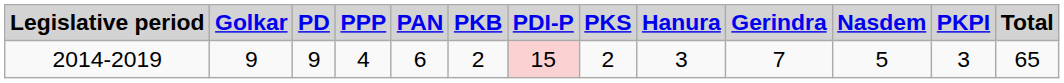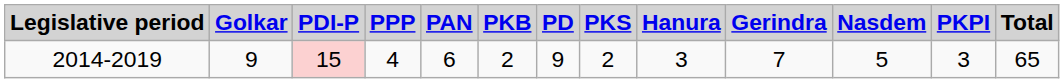columns swapped: (543, 22) <-> (314, 22)
